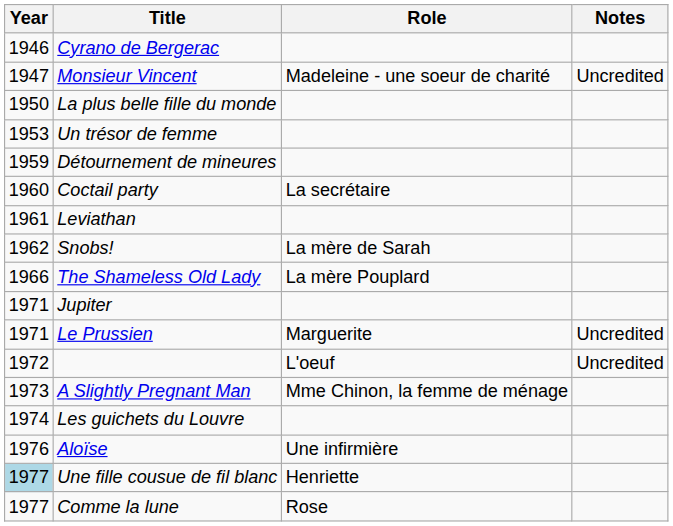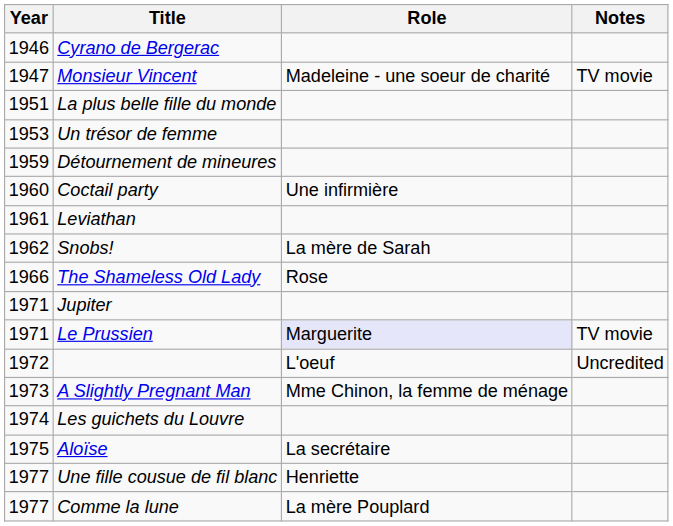(620, 76) Uncredited -> (615, 76) TV movie
(29, 104) 1950 -> (29, 104) 1951
(338, 190) La secrétaire -> (342, 190) Une infirmière
(358, 276) La mère Pouplard -> (307, 276) Rose
(329, 334) no background -> (329, 334) lavender background
(620, 334) Uncredited -> (615, 334) TV movie
(29, 448) 1976 -> (29, 448) 1975
(342, 448) Une infirmière -> (338, 448) La secrétaire
(29, 477) lightblue background -> (29, 477) no background
(307, 506) Rose -> (358, 506) La mère Pouplard
